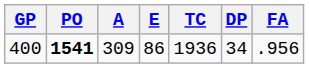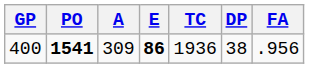(154, 49) normal -> (154, 49) bold
(236, 49) 34 -> (236, 49) 38
